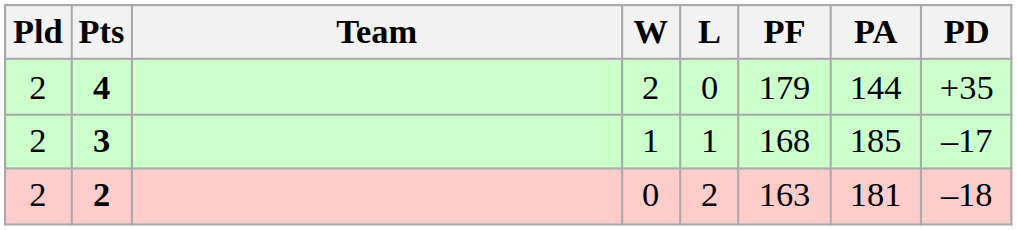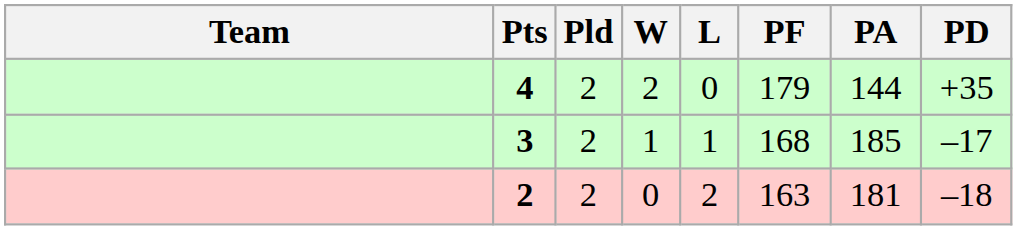columns swapped: (377, 31) <-> (38, 31)
